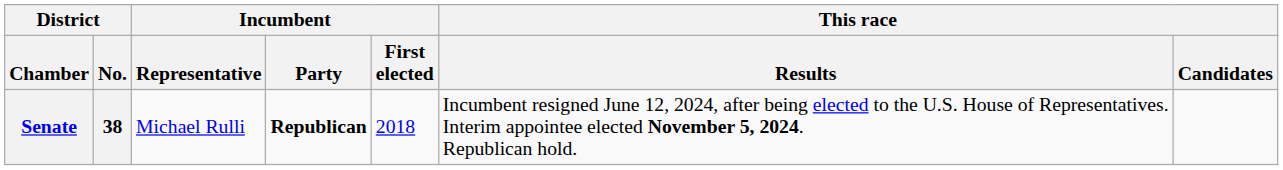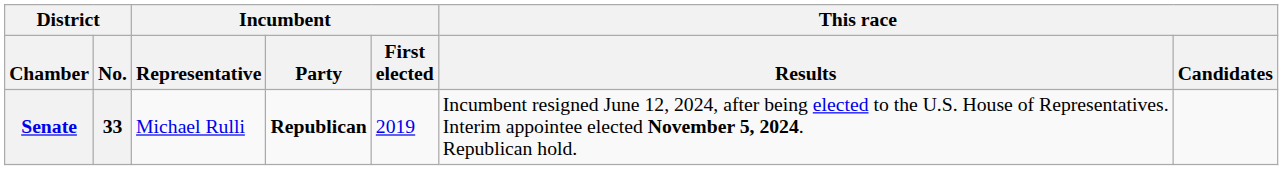(113, 126) 38 -> (113, 126) 33
(396, 126) 2018 -> (396, 126) 2019
